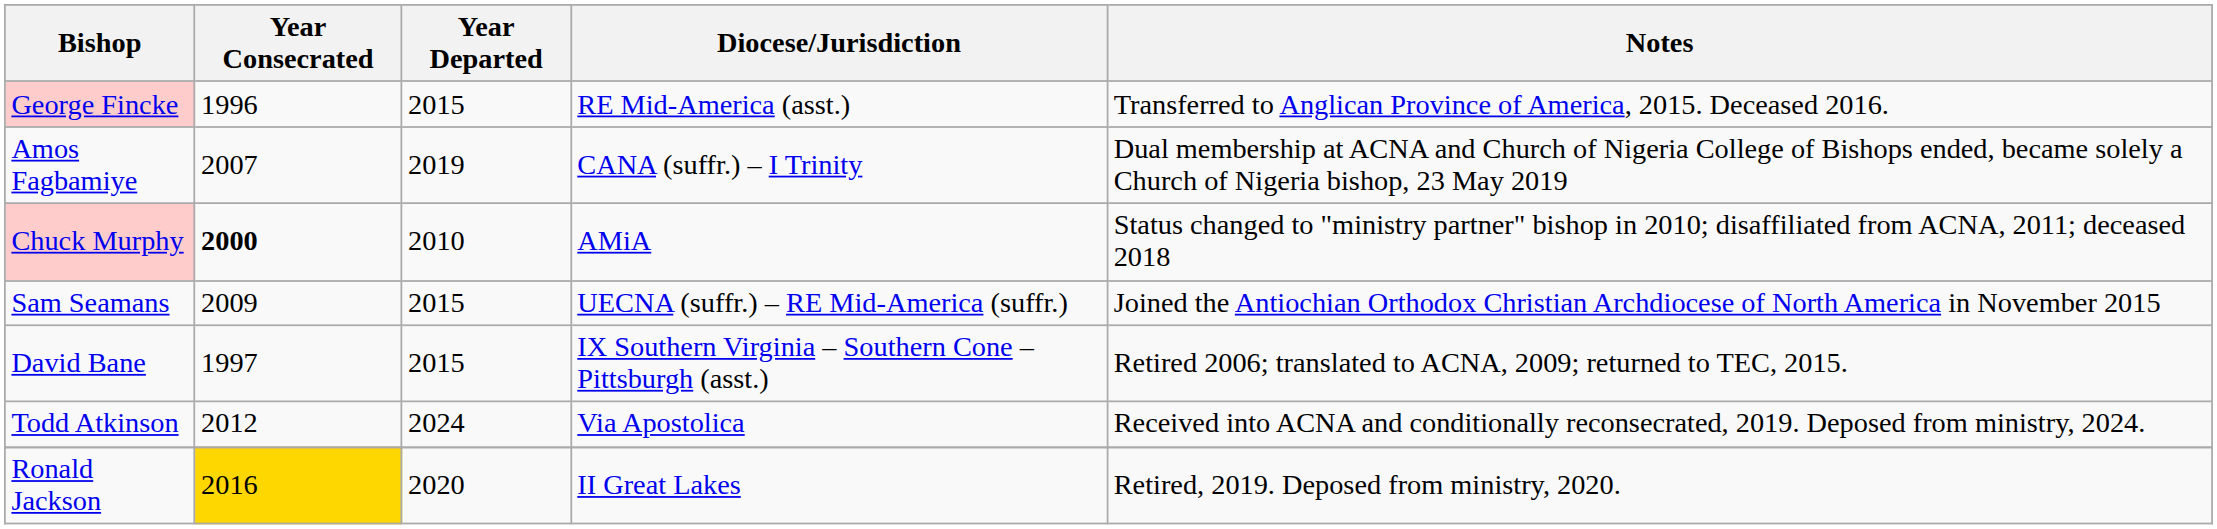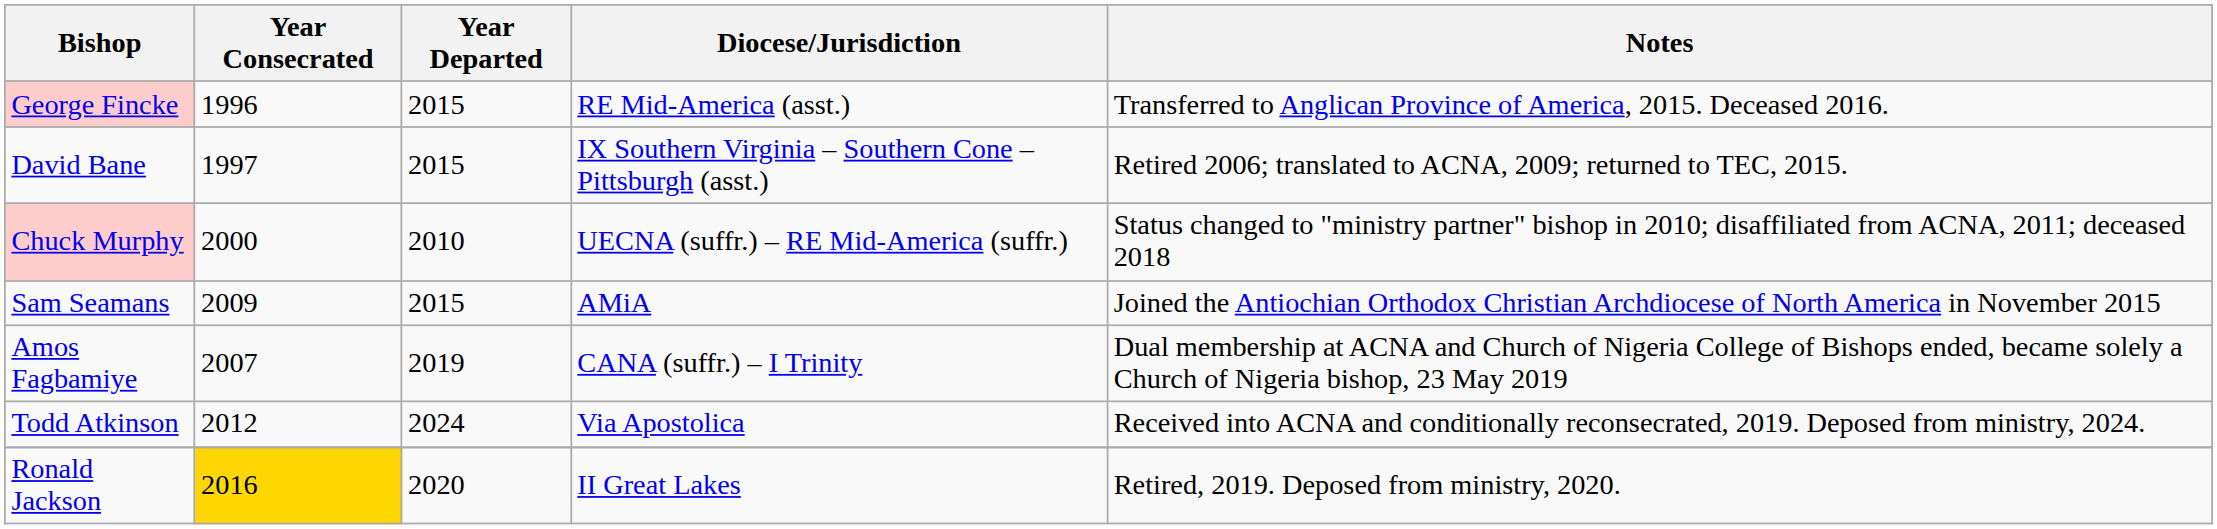rows swapped: (79, 363) <-> (74, 164)
(229, 241) bold -> (229, 241) normal
(614, 241) AMiA -> (823, 241) UECNA (suffr.) – RE Mid-America (suffr.)
(823, 302) UECNA (suffr.) – RE Mid-America (suffr.) -> (614, 302) AMiA
